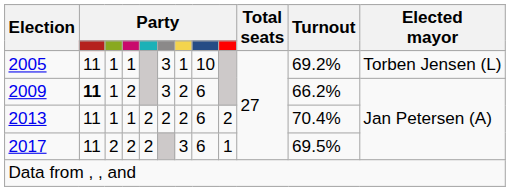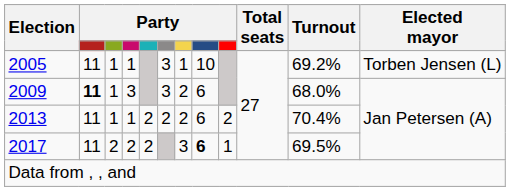(131, 91) 2 -> (131, 91) 3
(316, 91) 66.2% -> (316, 91) 68.0%
(201, 145) normal -> (201, 145) bold
